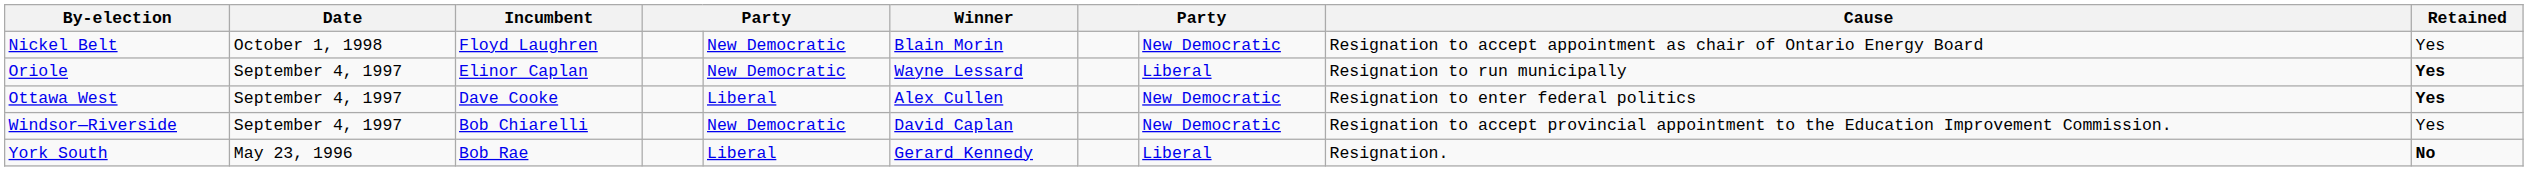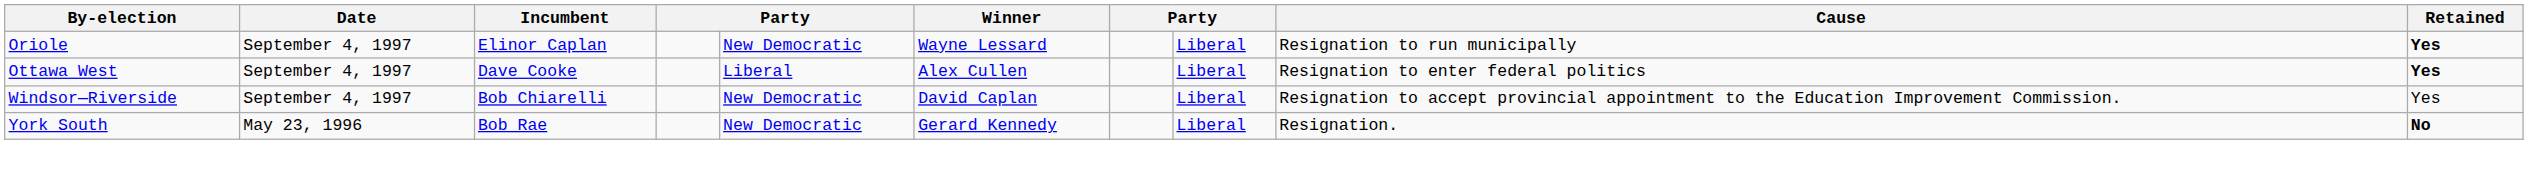- row: (63, 45)
(1212, 99) New Democratic -> (1211, 72) Liberal
(1212, 126) New Democratic -> (1211, 99) Liberal
(742, 153) Liberal -> (792, 126) New Democratic
